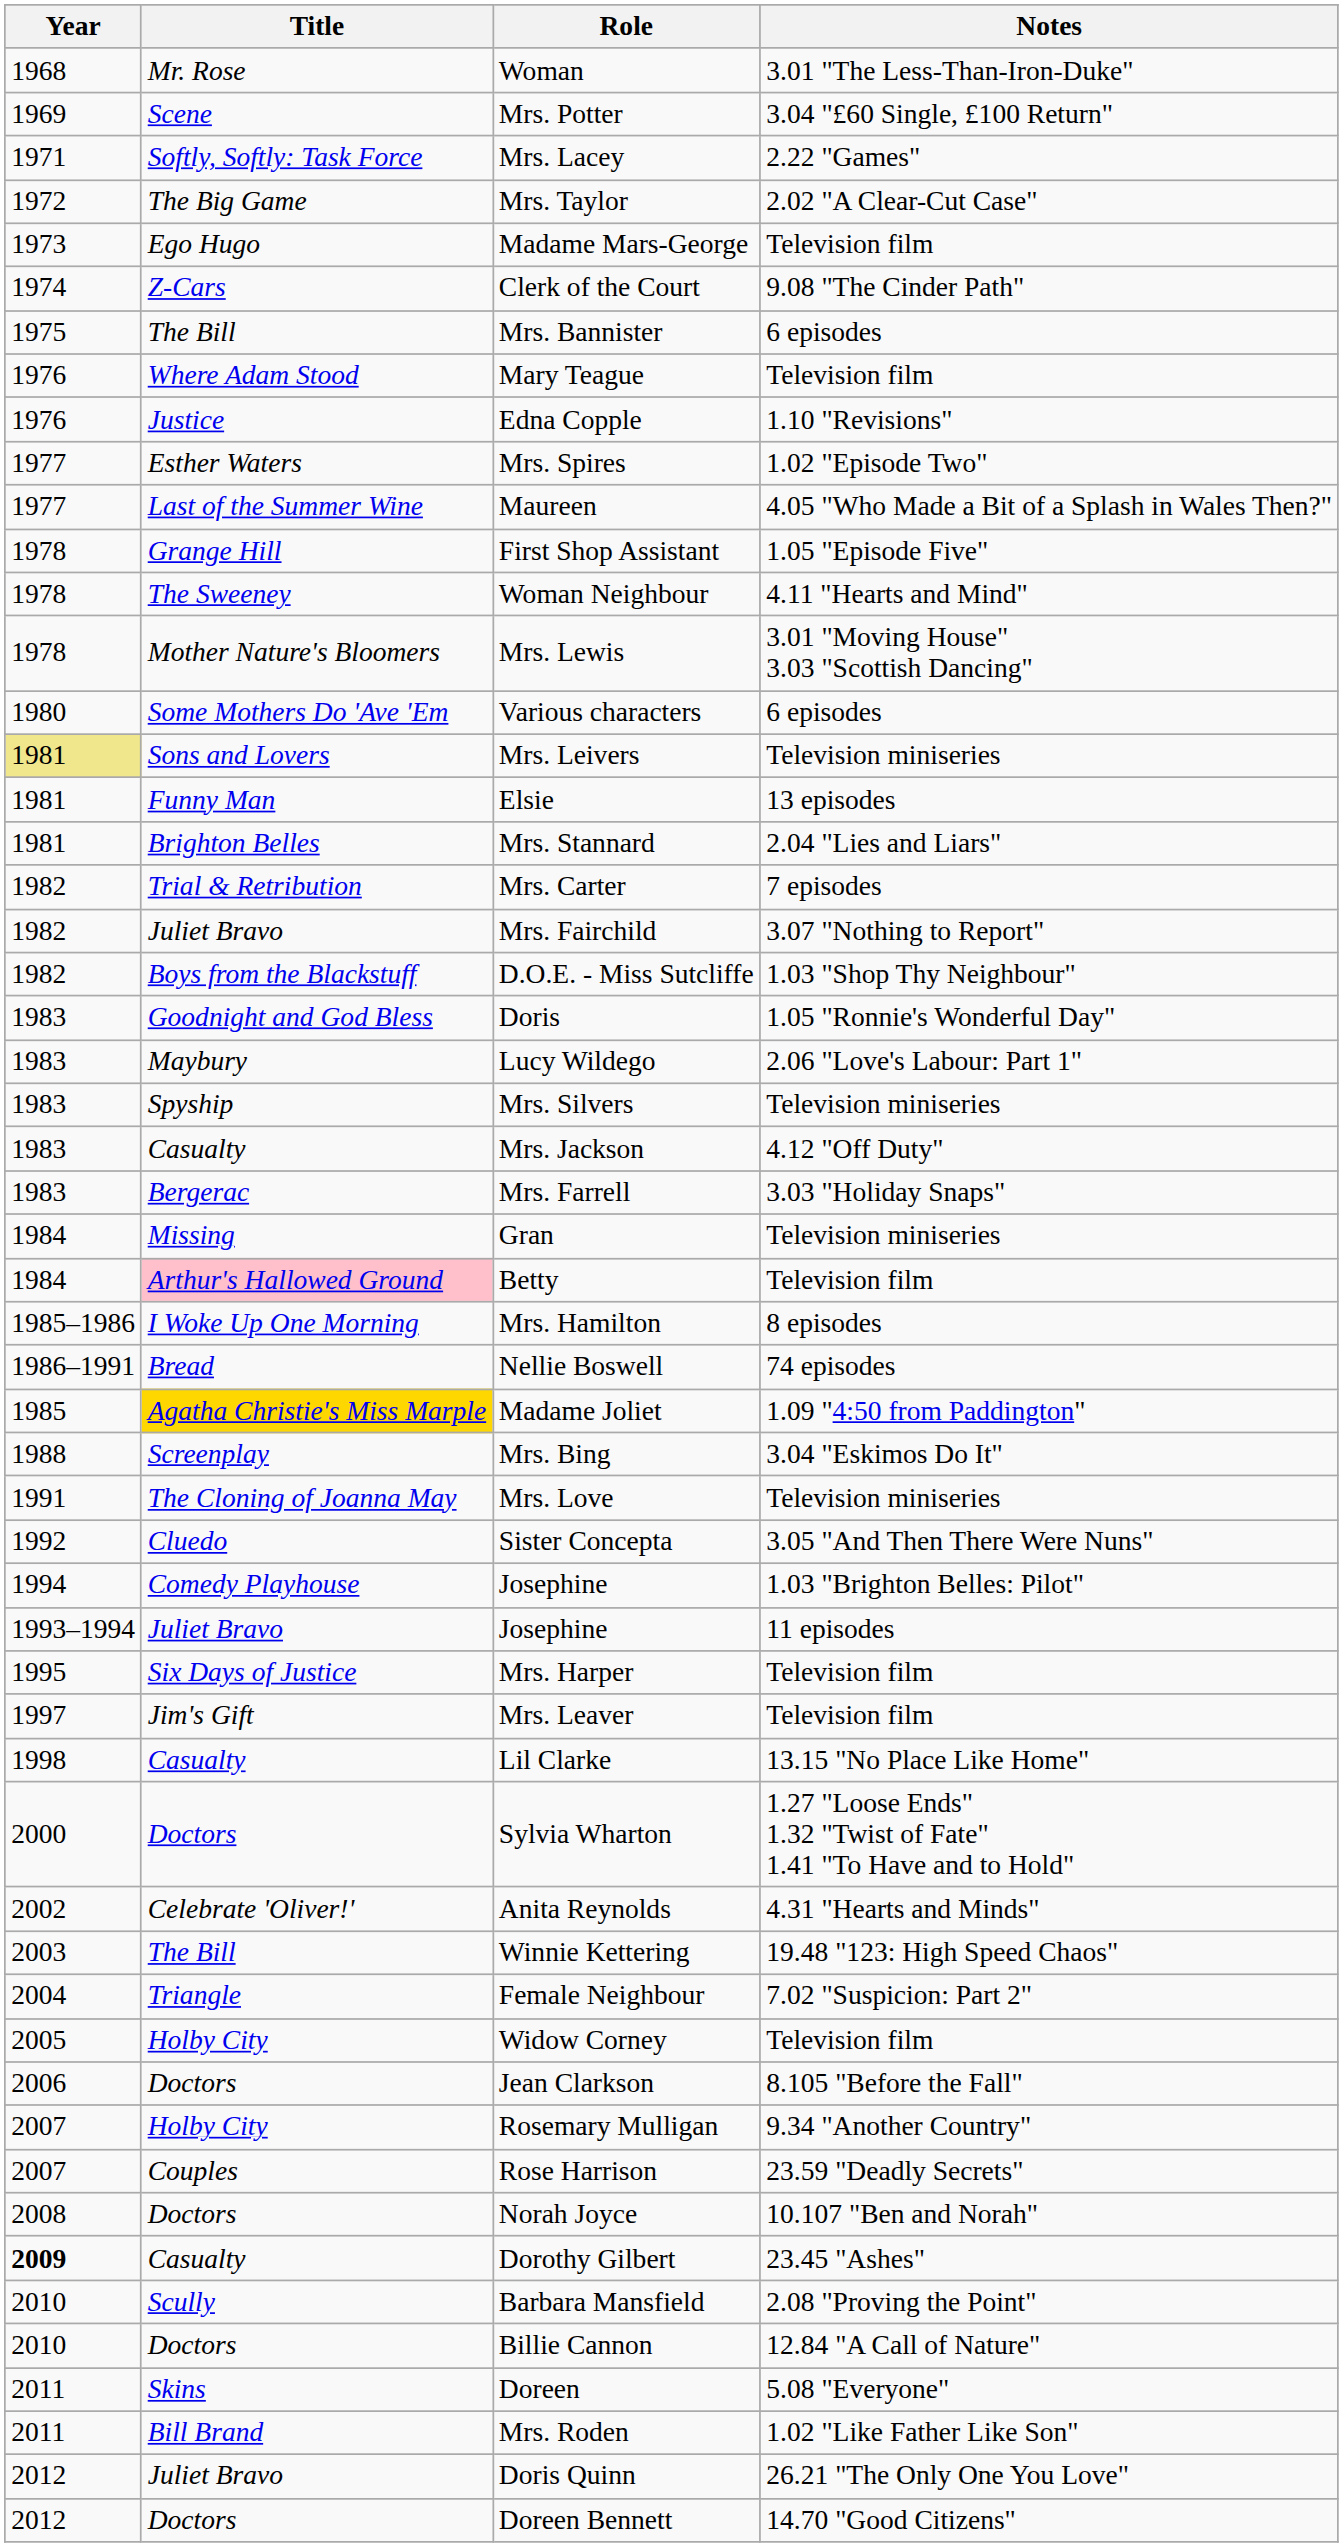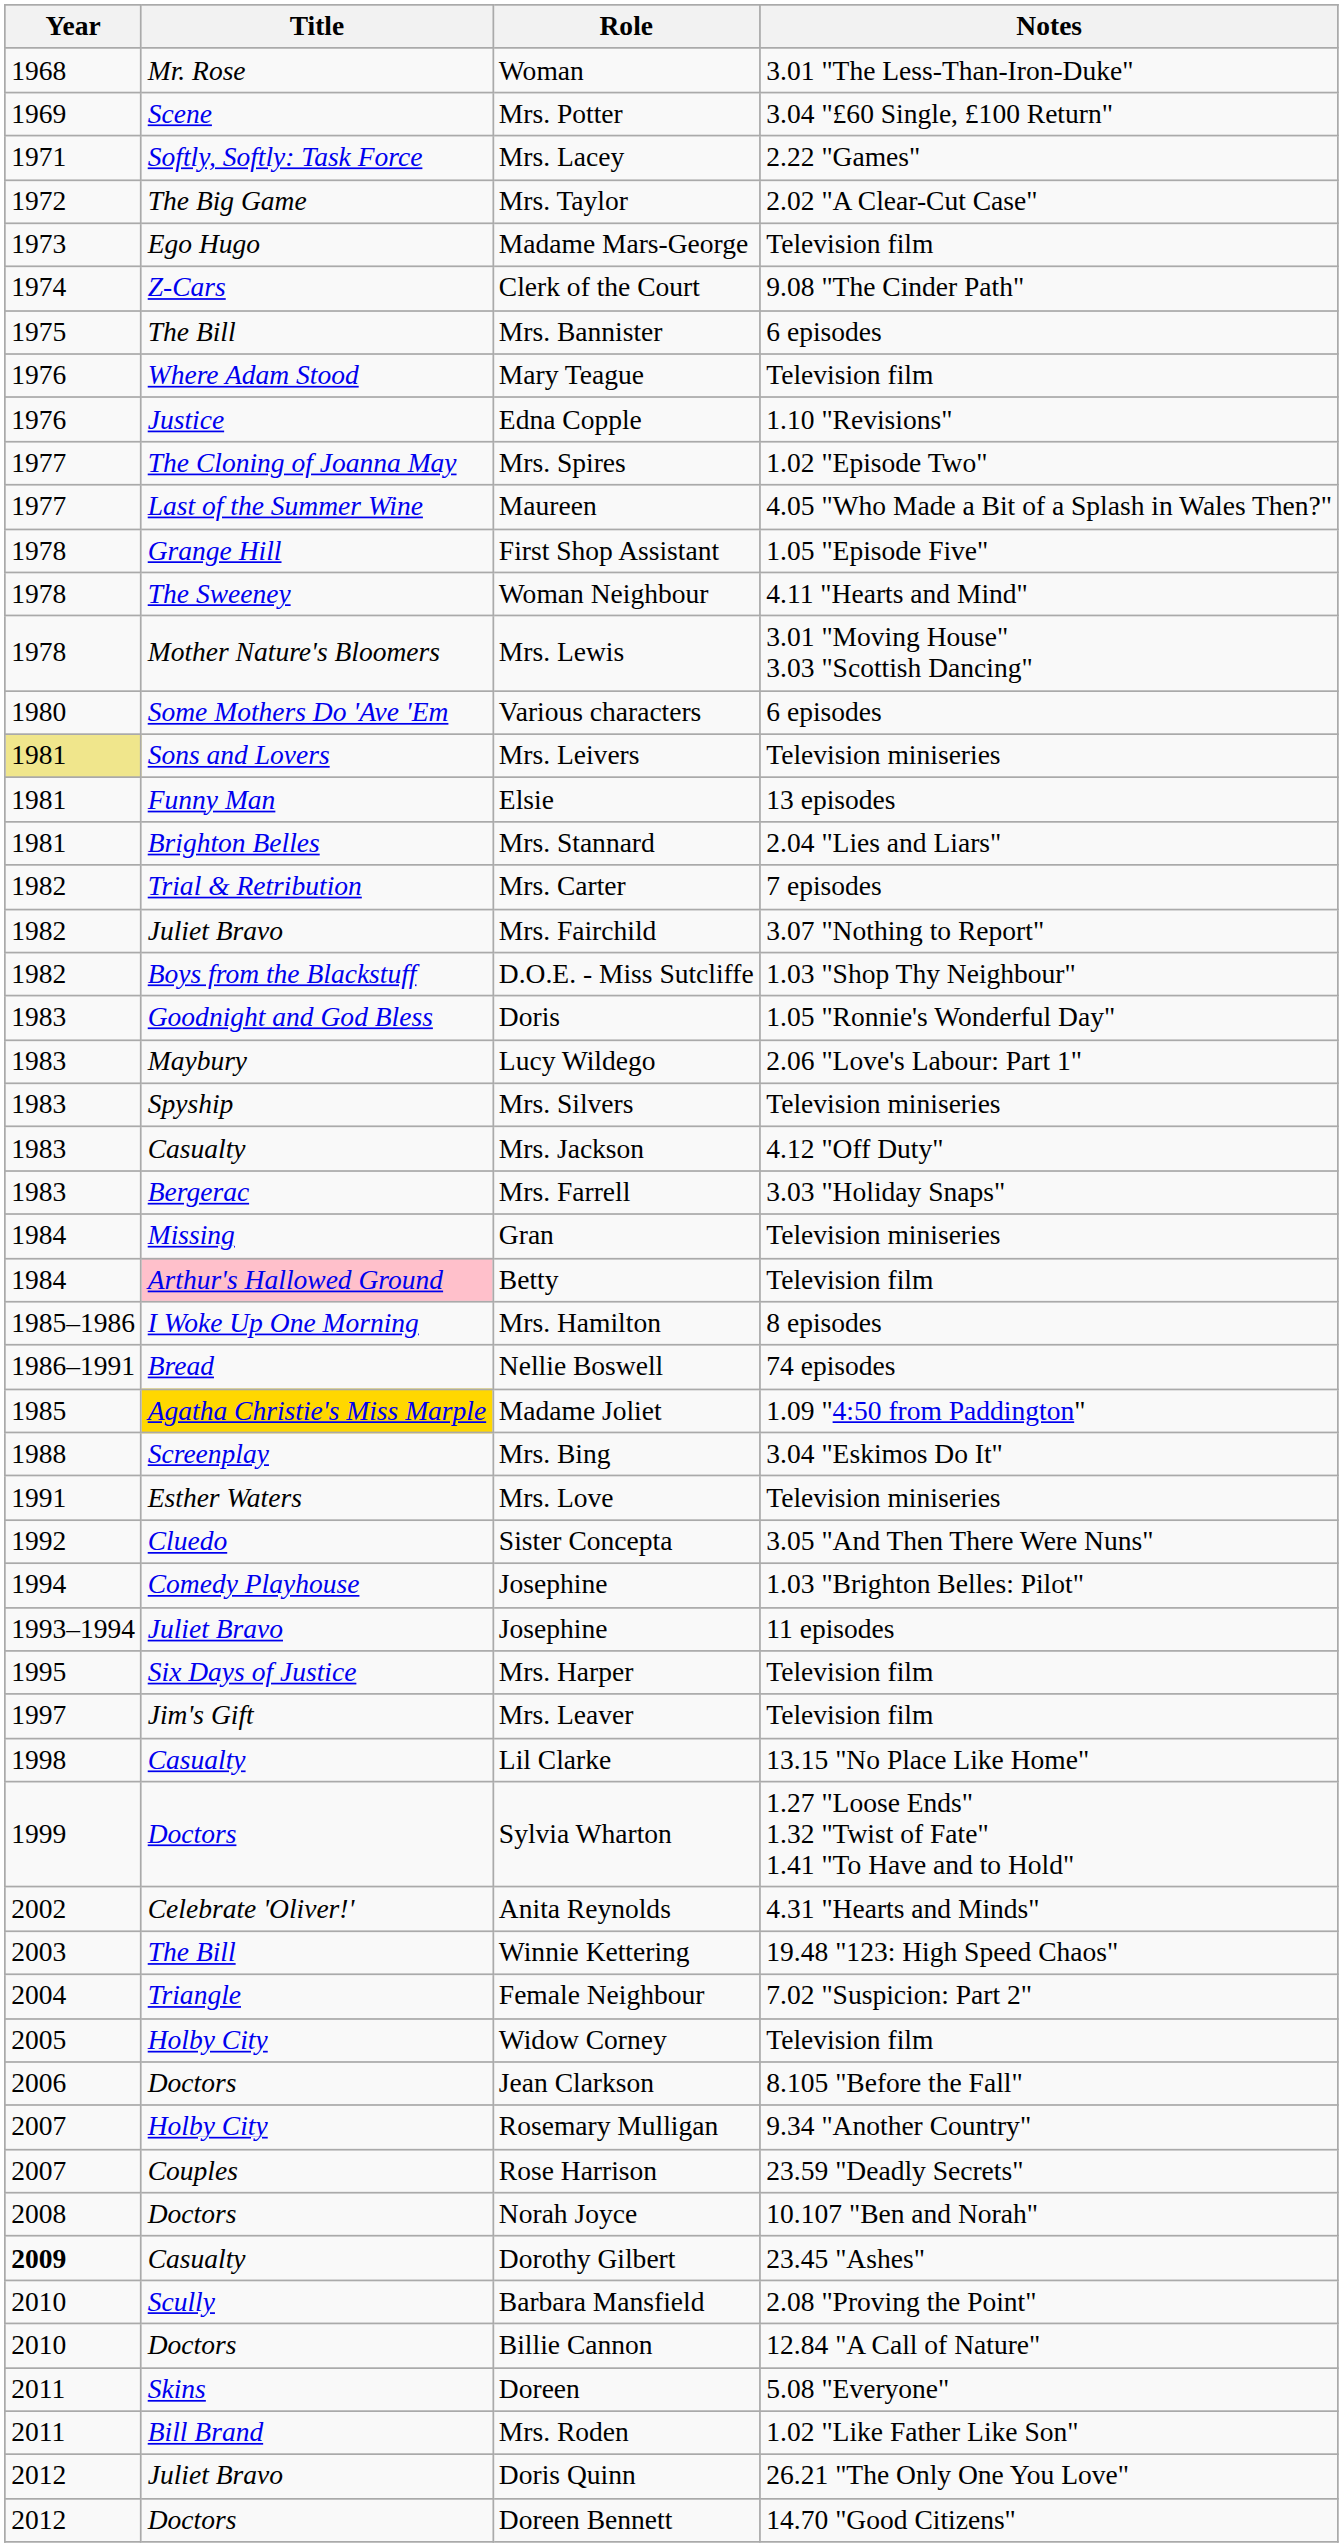(225, 462) Esther Waters -> (302, 462) The Cloning of Joanna May
(302, 1497) The Cloning of Joanna May -> (225, 1497) Esther Waters
(39, 1834) 2000 -> (39, 1834) 1999
